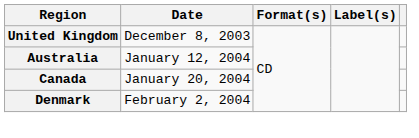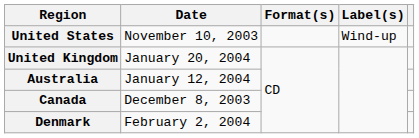+ row: (63, 37)
(187, 37) December 8, 2003 -> (187, 58) January 20, 2004
(187, 79) January 20, 2004 -> (187, 101) December 8, 2003
